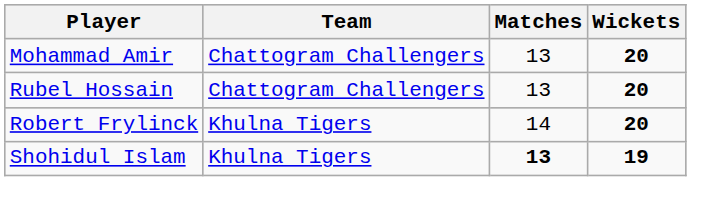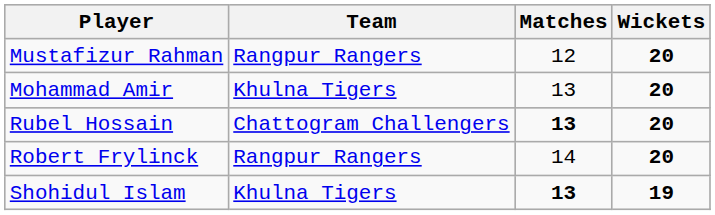+ row: (117, 56)
(346, 56) Chattogram Challengers -> (315, 90) Khulna Tigers
(538, 90) normal -> (564, 124) bold
(290, 124) Khulna Tigers -> (327, 158) Rangpur Rangers
